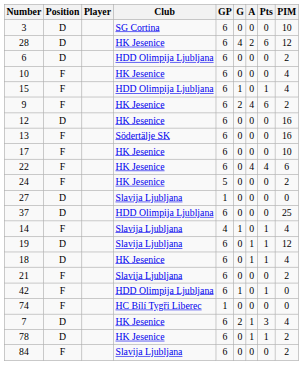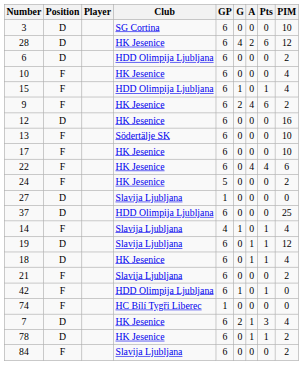(287, 136) 16 -> (287, 136) 10
